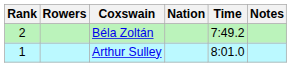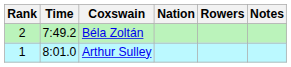columns swapped: (64, 14) <-> (228, 14)
